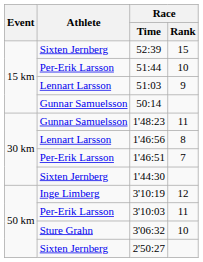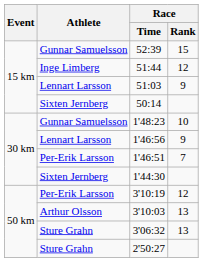(74, 50) Sixten Jernberg -> (84, 50) Gunnar Samuelsson
(77, 68) Per-Erik Larsson -> (70, 68) Inge Limberg
(183, 68) 10 -> (183, 68) 12
(84, 104) Gunnar Samuelsson -> (74, 104) Sixten Jernberg
(183, 122) 11 -> (183, 122) 10
(183, 140) 8 -> (183, 140) 9
(70, 194) Inge Limberg -> (77, 194) Per-Erik Larsson
(77, 212) Per-Erik Larsson -> (71, 212) Arthur Olsson
(183, 212) 11 -> (183, 212) 13
(183, 230) 10 -> (183, 230) 13
(74, 248) Sixten Jernberg -> (66, 248) Sture Grahn
